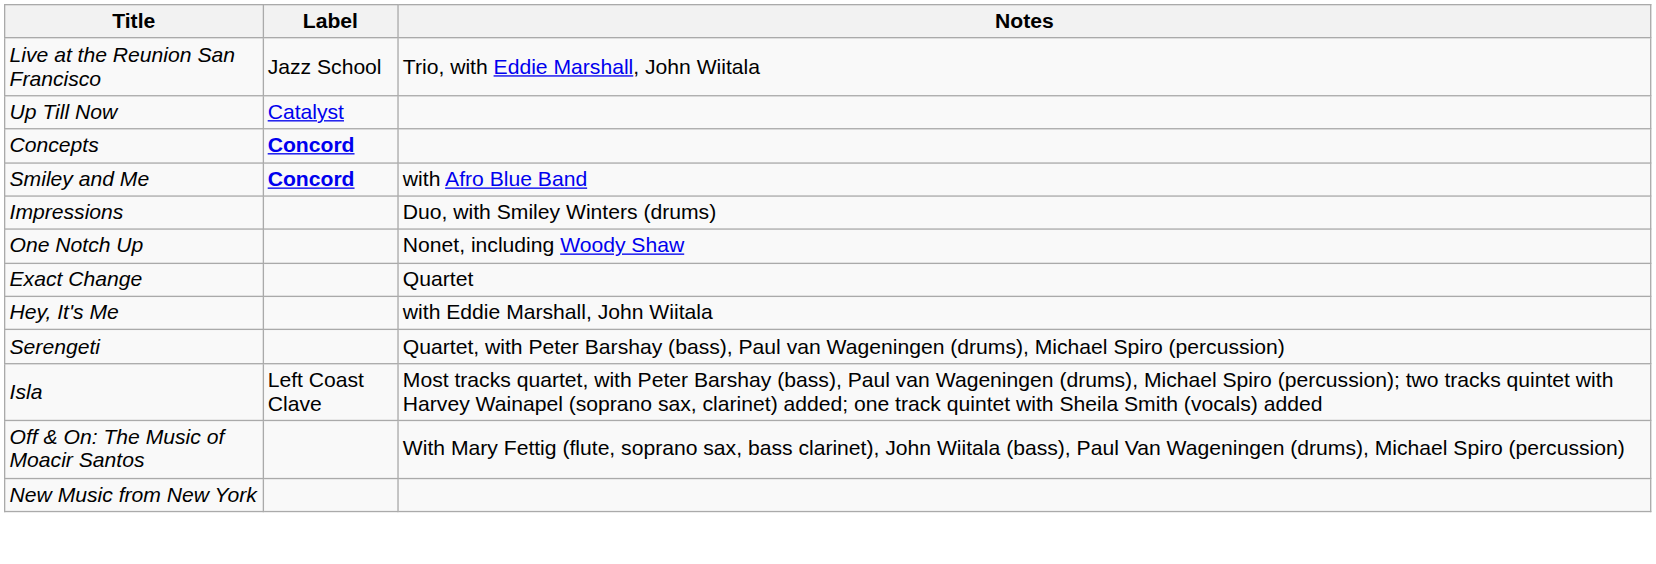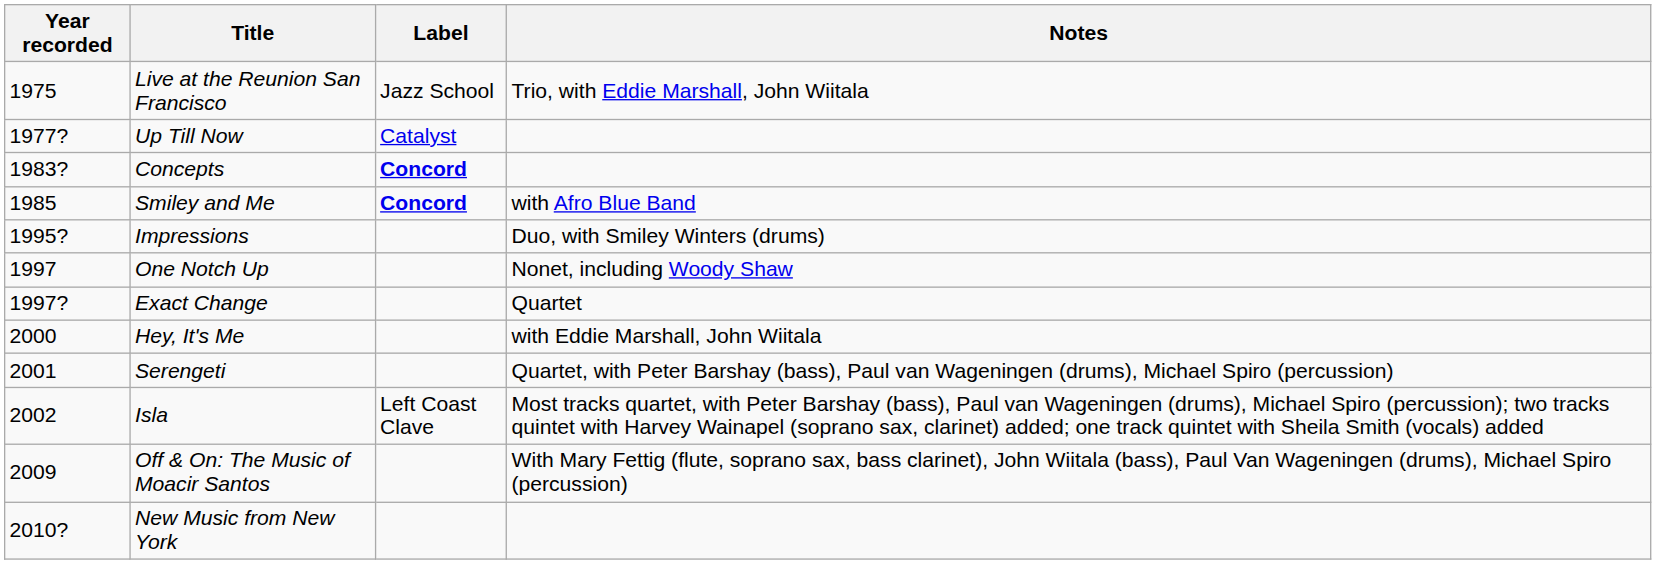+ column: (67, 33)
